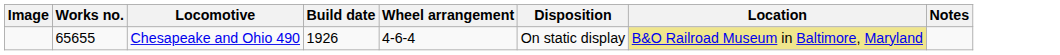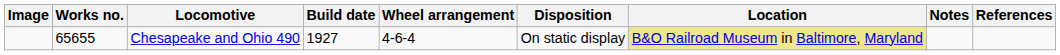+ column: (1014, 15)
(322, 38) 1926 -> (322, 38) 1927
